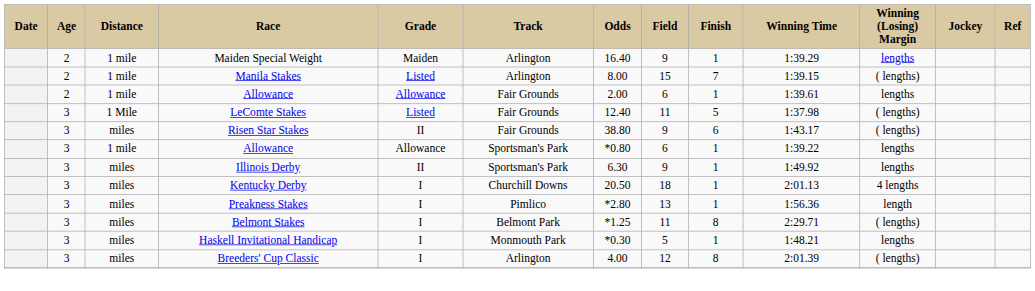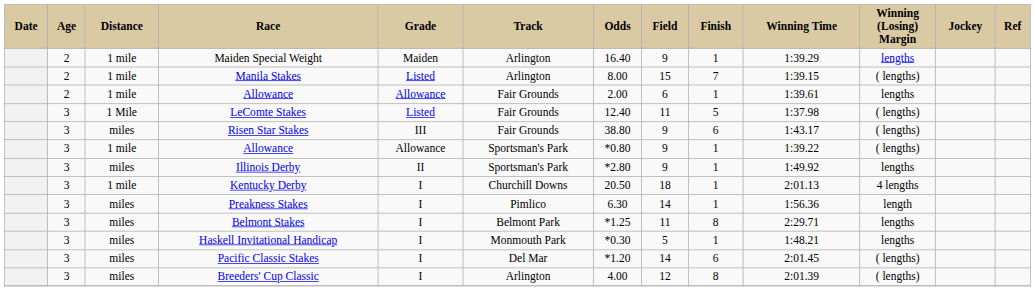(420, 130) II -> (421, 130) III
(665, 149) 6 -> (665, 149) 9
(898, 149) lengths -> (898, 149) ( lengths)
(618, 167) 6.30 -> (618, 167) *2.80
(122, 185) miles -> (122, 185) 1 mile
(618, 203) *2.80 -> (618, 203) 6.30
(665, 203) 13 -> (665, 203) 14
(898, 222) ( lengths) -> (898, 222) lengths
+ row: (67, 258)
